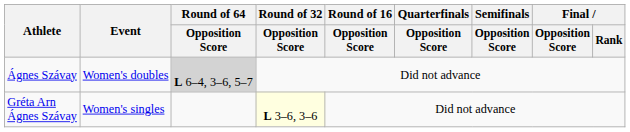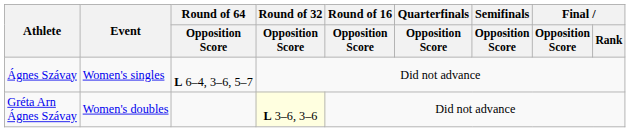(126, 75) Women's doubles -> (124, 75) Women's singles
(213, 82) lightgrey background -> (213, 82) no background
(124, 109) Women's singles -> (126, 109) Women's doubles
